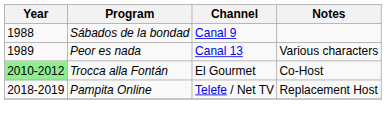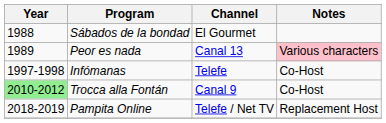(216, 33) Canal 9 -> (225, 33) El Gourmet
(329, 52) no background -> (329, 52) pink background
+ row: (98, 71)
(225, 71) El Gourmet -> (216, 90) Canal 9
